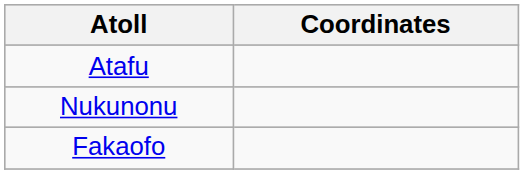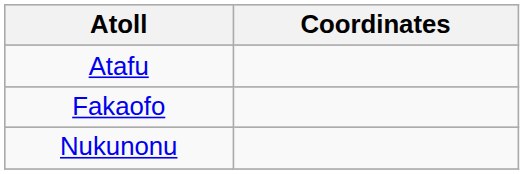rows swapped: (119, 106) <-> (119, 147)
